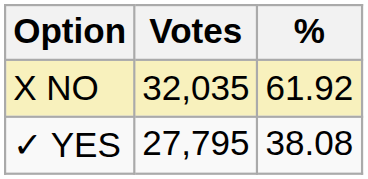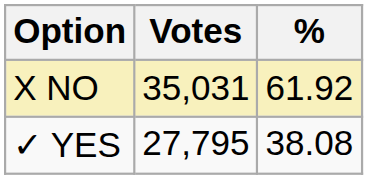(196, 87) 32,035 -> (196, 87) 35,031
